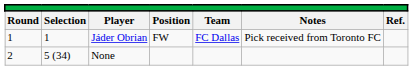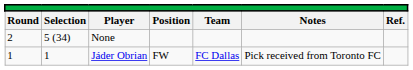rows swapped: (119, 38) <-> (103, 56)
